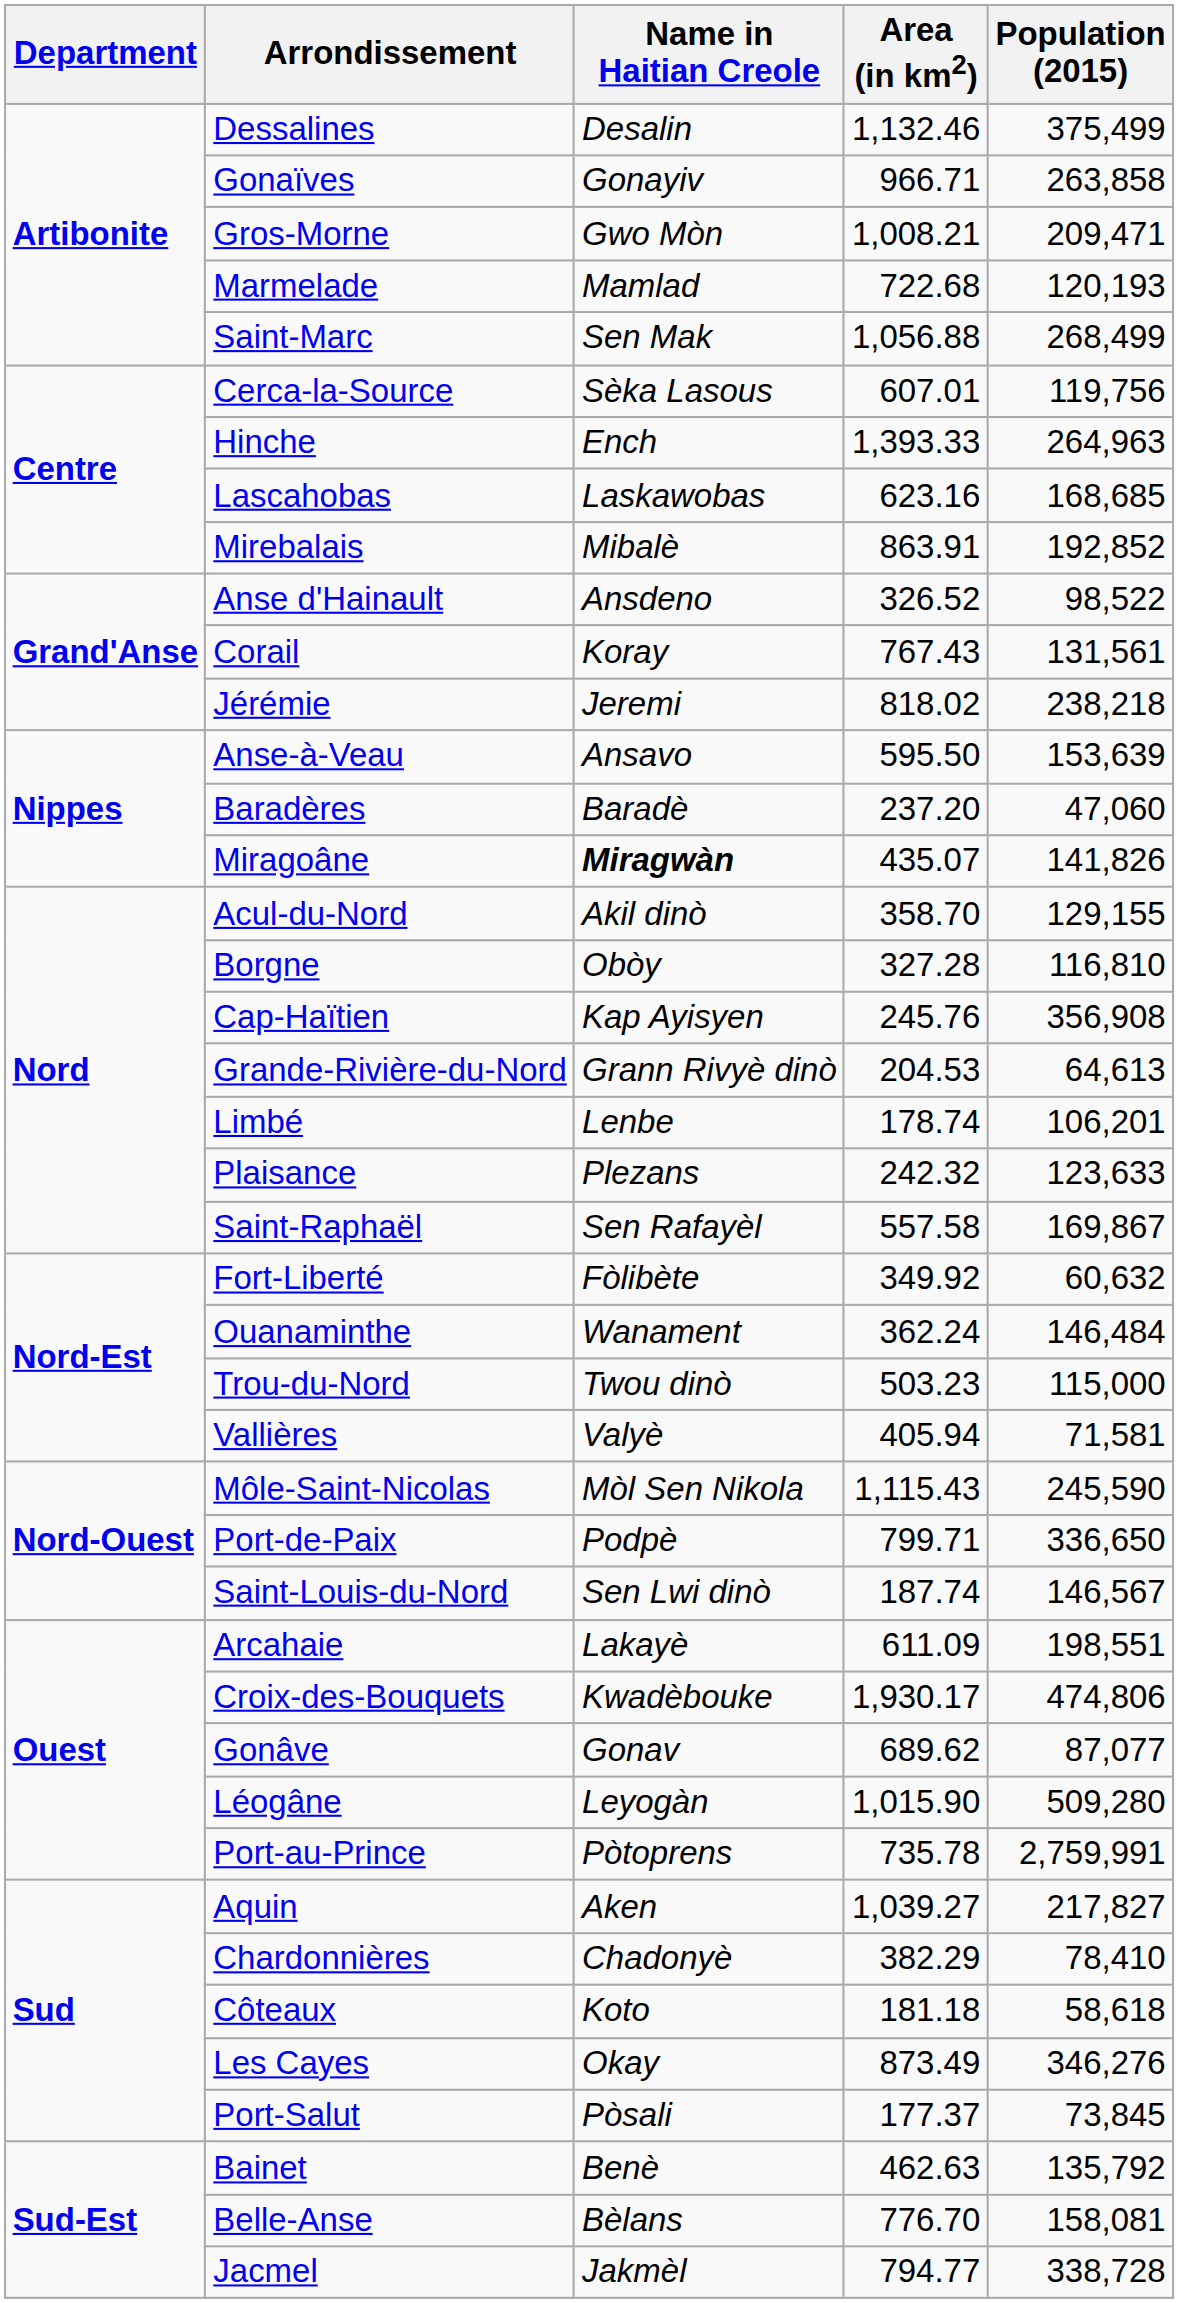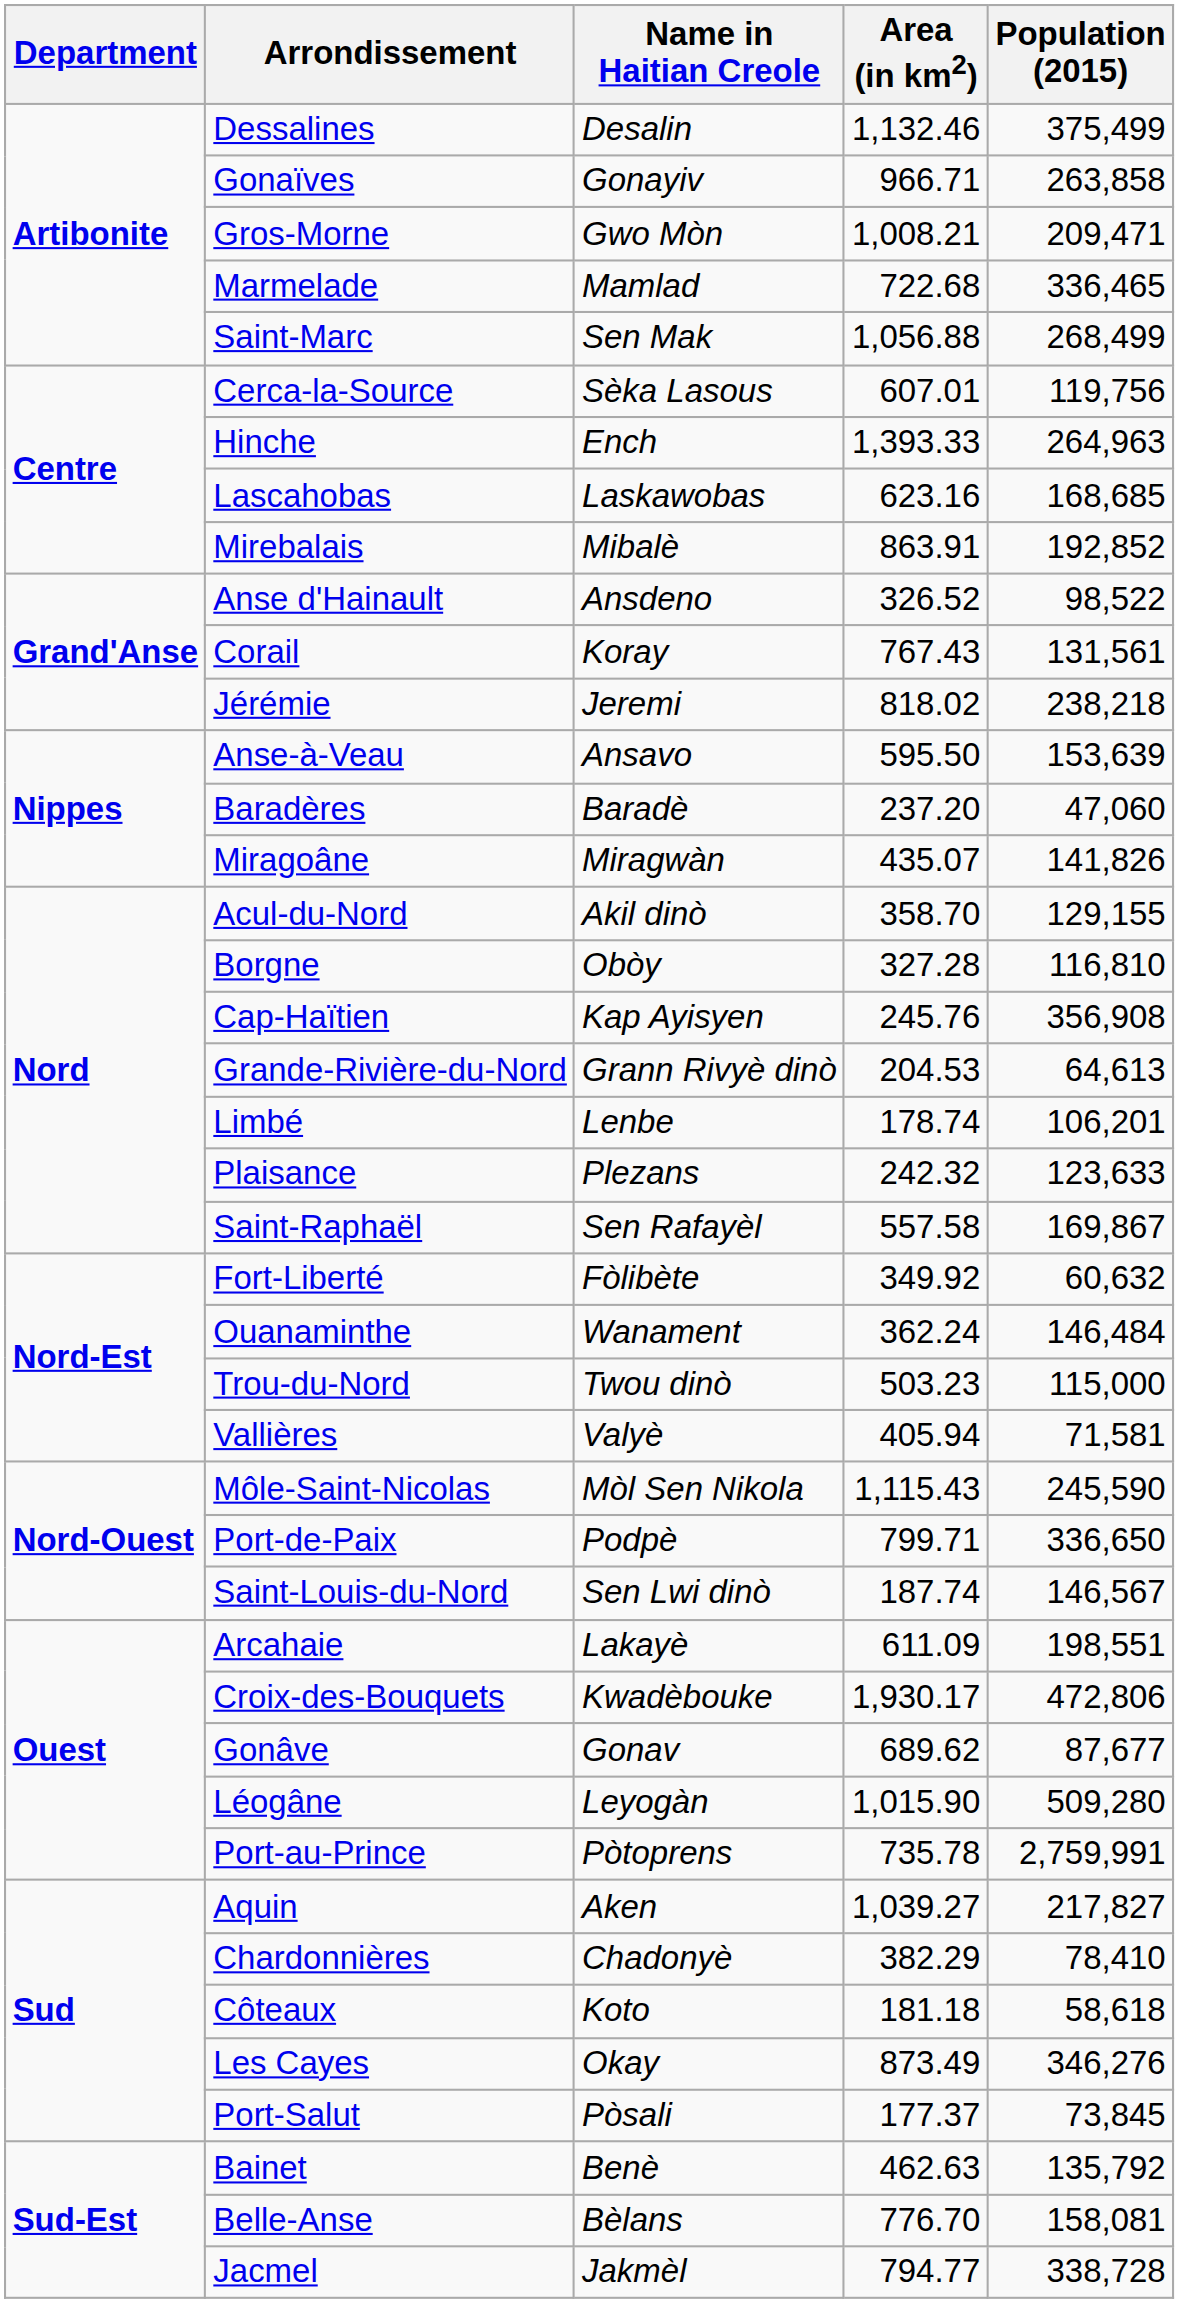(1106, 285) 120,193 -> (1106, 285) 336,465
(658, 860) bold -> (653, 860) normal
(1106, 1697) 474,806 -> (1106, 1697) 472,806
(1115, 1749) 87,077 -> (1115, 1749) 87,677
